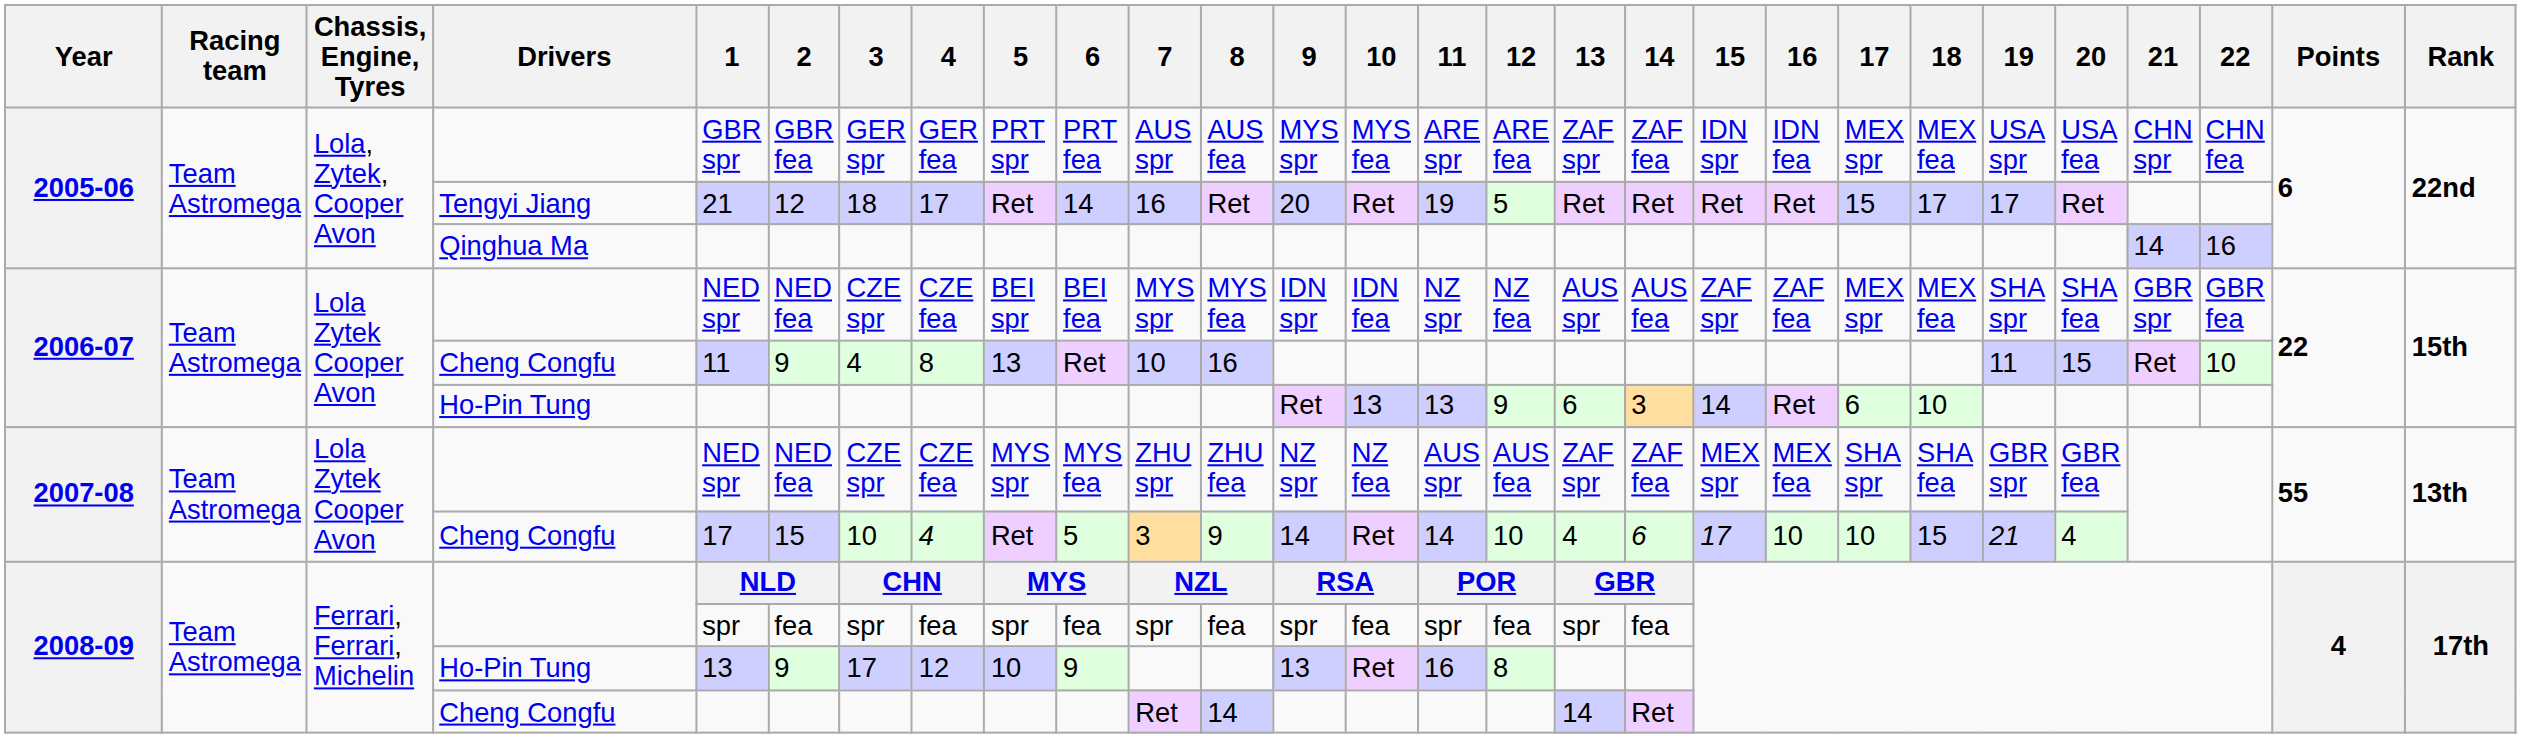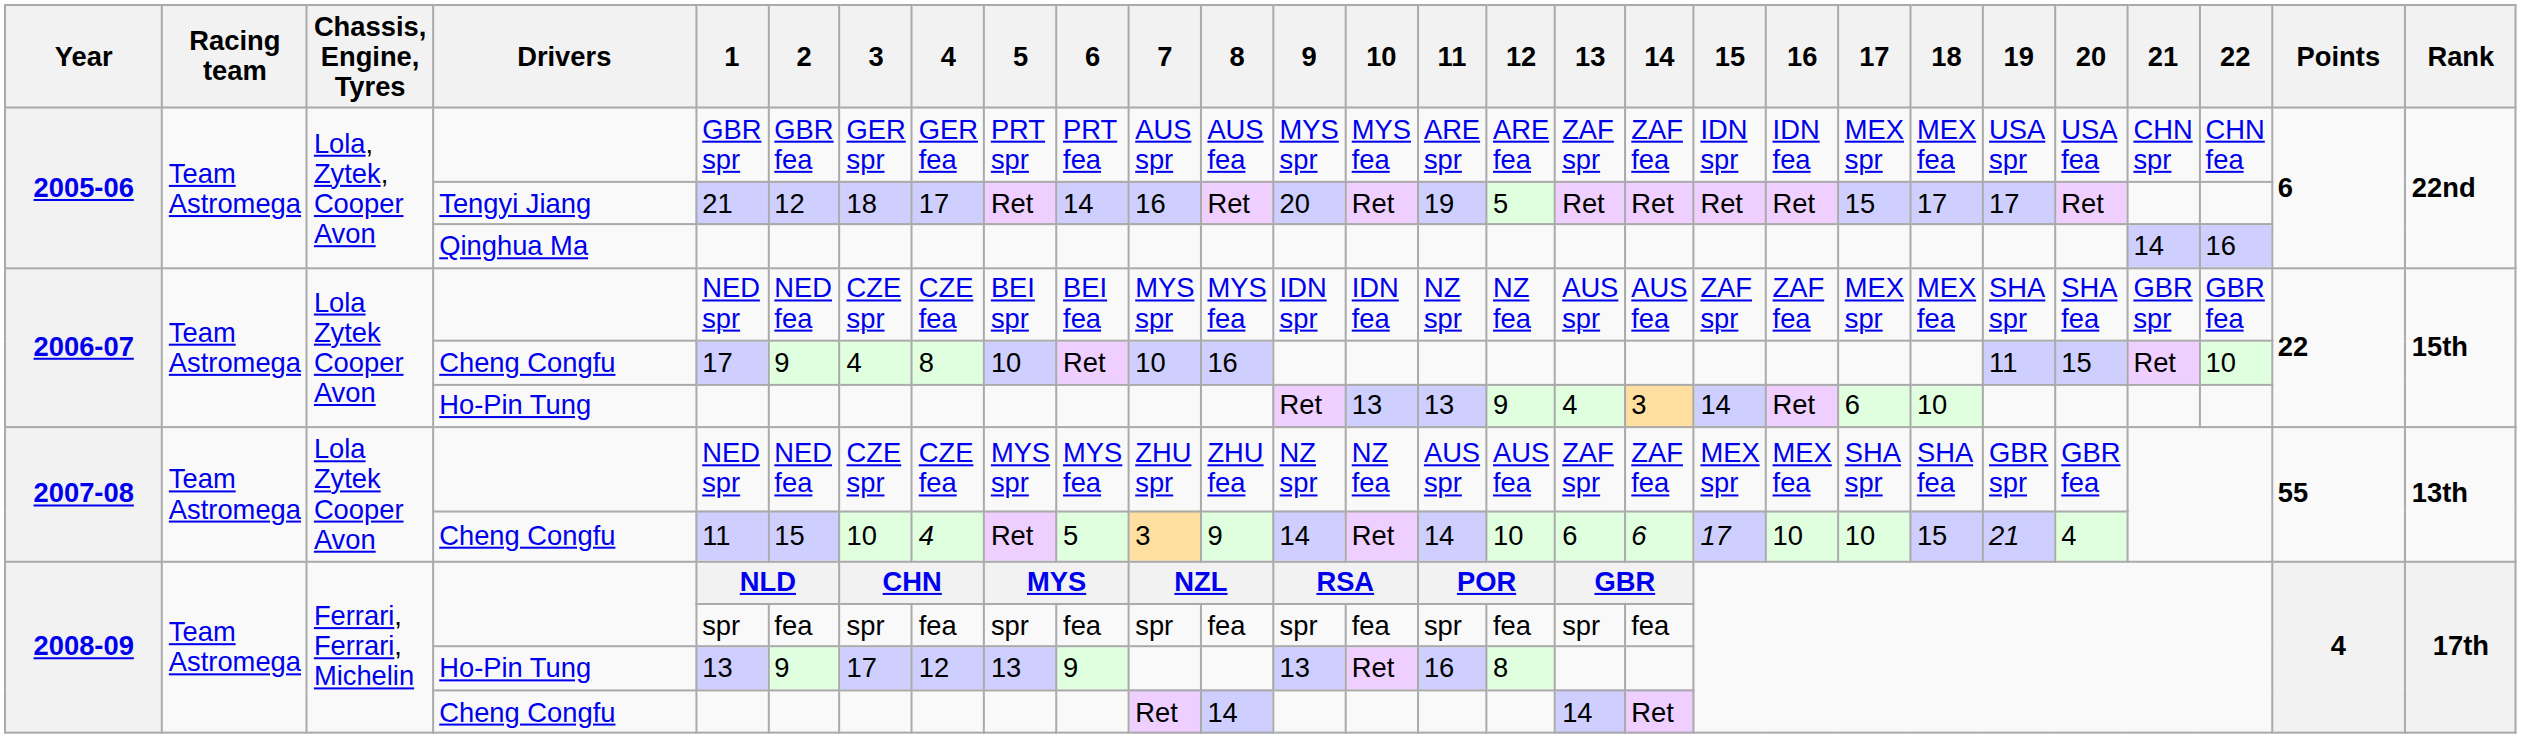(716, 362) 11 -> (717, 362) 17
(1006, 362) 13 -> (1006, 362) 10
(1570, 405) 6 -> (1570, 405) 4
(717, 536) 17 -> (716, 536) 11
(1570, 536) 4 -> (1570, 536) 6
(1006, 668) 10 -> (1006, 668) 13
